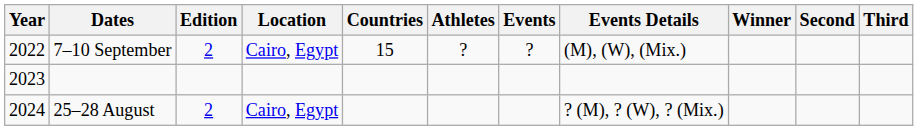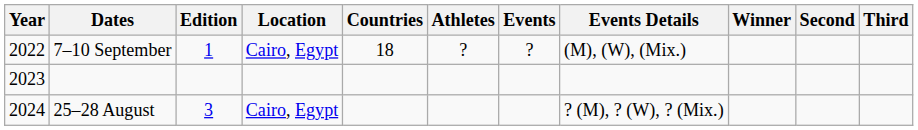(209, 49) 2 -> (209, 49) 1
(385, 49) 15 -> (385, 49) 18
(209, 110) 2 -> (209, 110) 3
